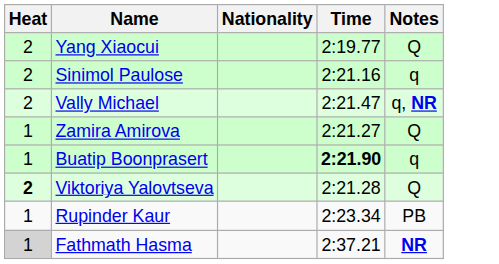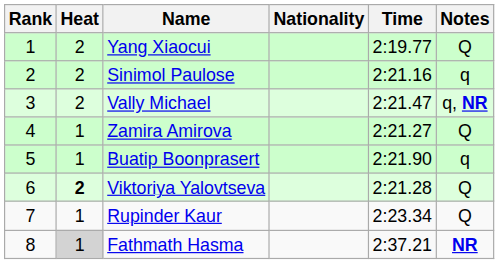+ column: (30, 19)
(351, 160) bold -> (402, 160) normal
(414, 216) PB -> (465, 216) Q
